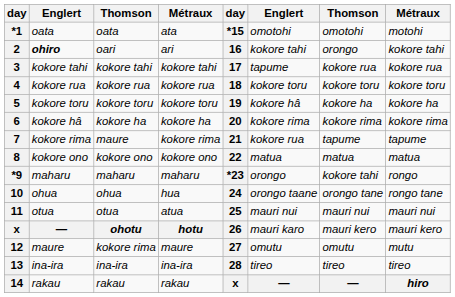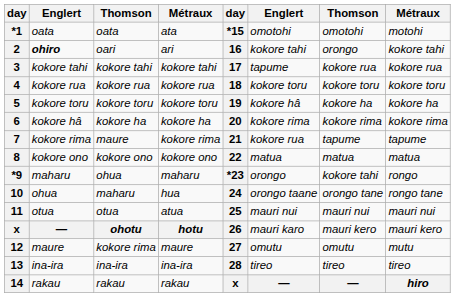(116, 175) maharu -> (109, 175) ohua
(109, 193) ohua -> (116, 193) maharu
